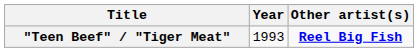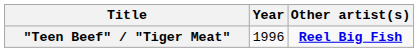(269, 37) 1993 -> (269, 37) 1996
